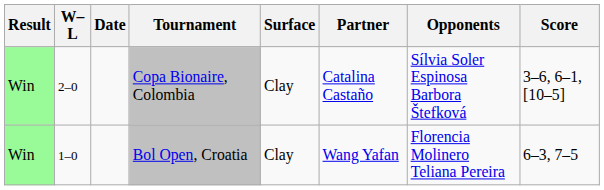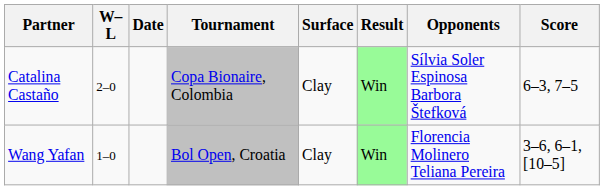columns swapped: (29, 25) <-> (363, 25)
(553, 85) 3–6, 6–1, [10–5] -> (551, 85) 6–3, 7–5
(551, 154) 6–3, 7–5 -> (553, 154) 3–6, 6–1, [10–5]
